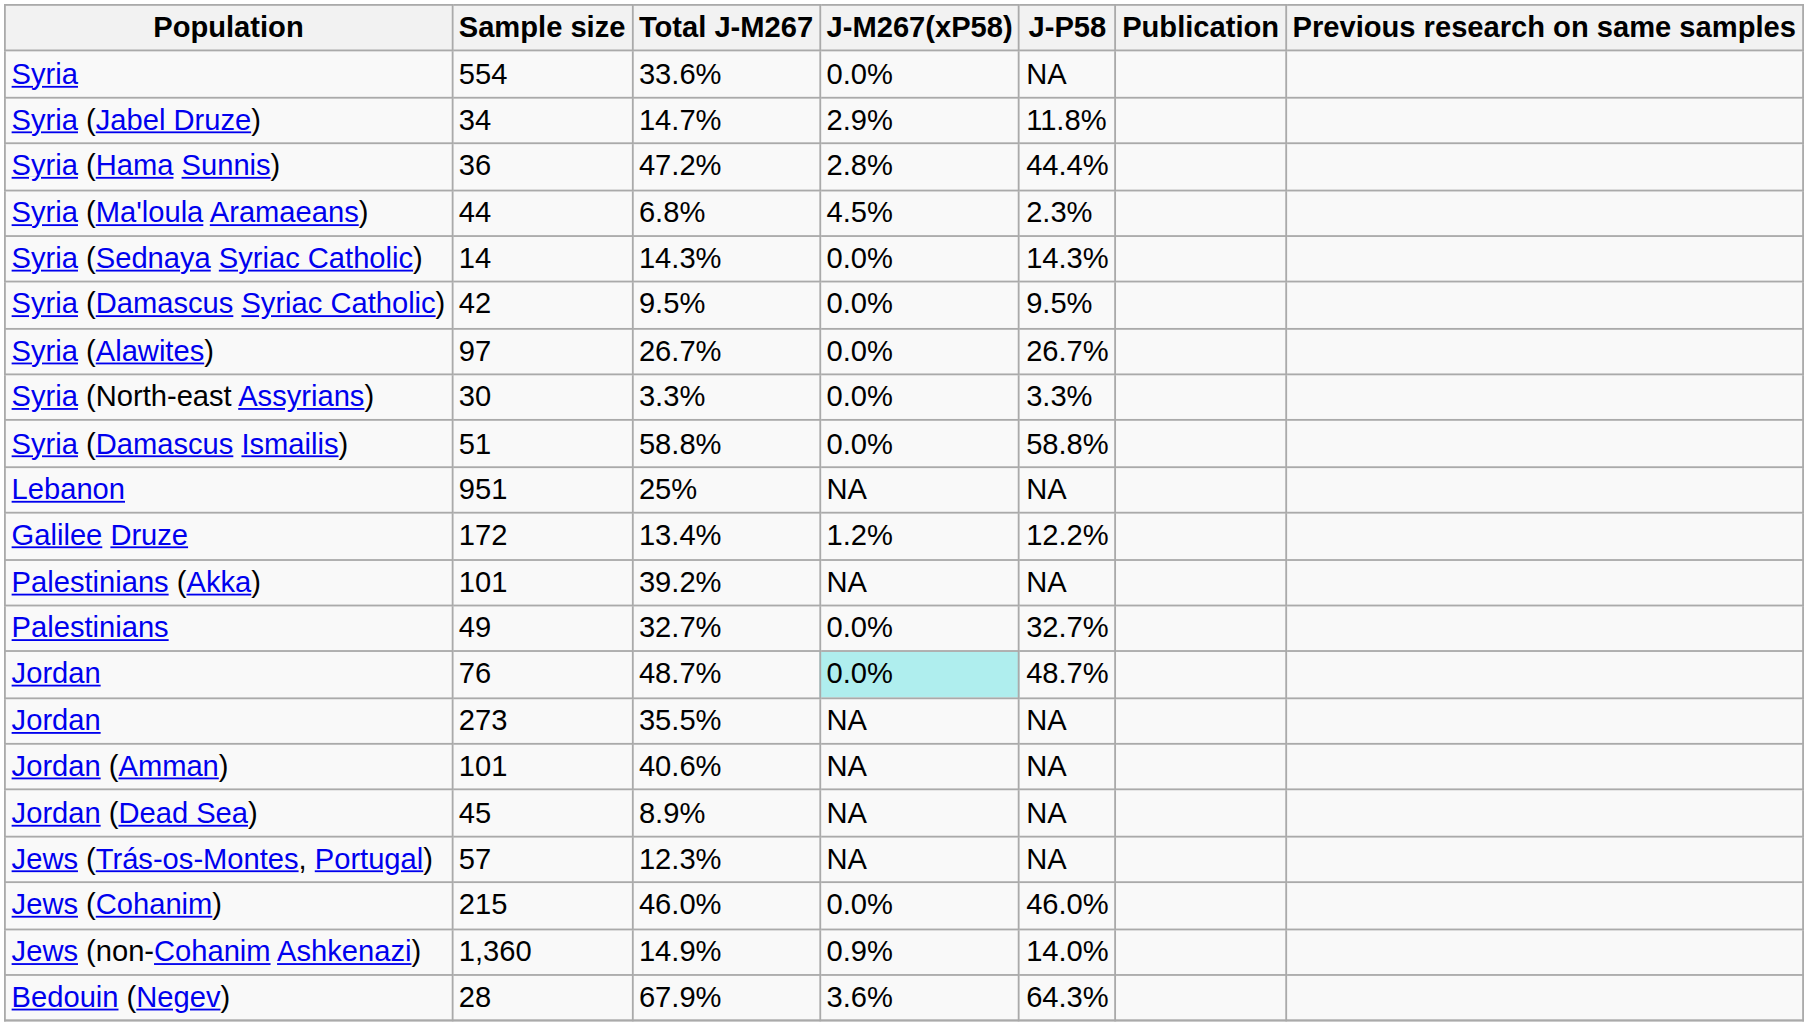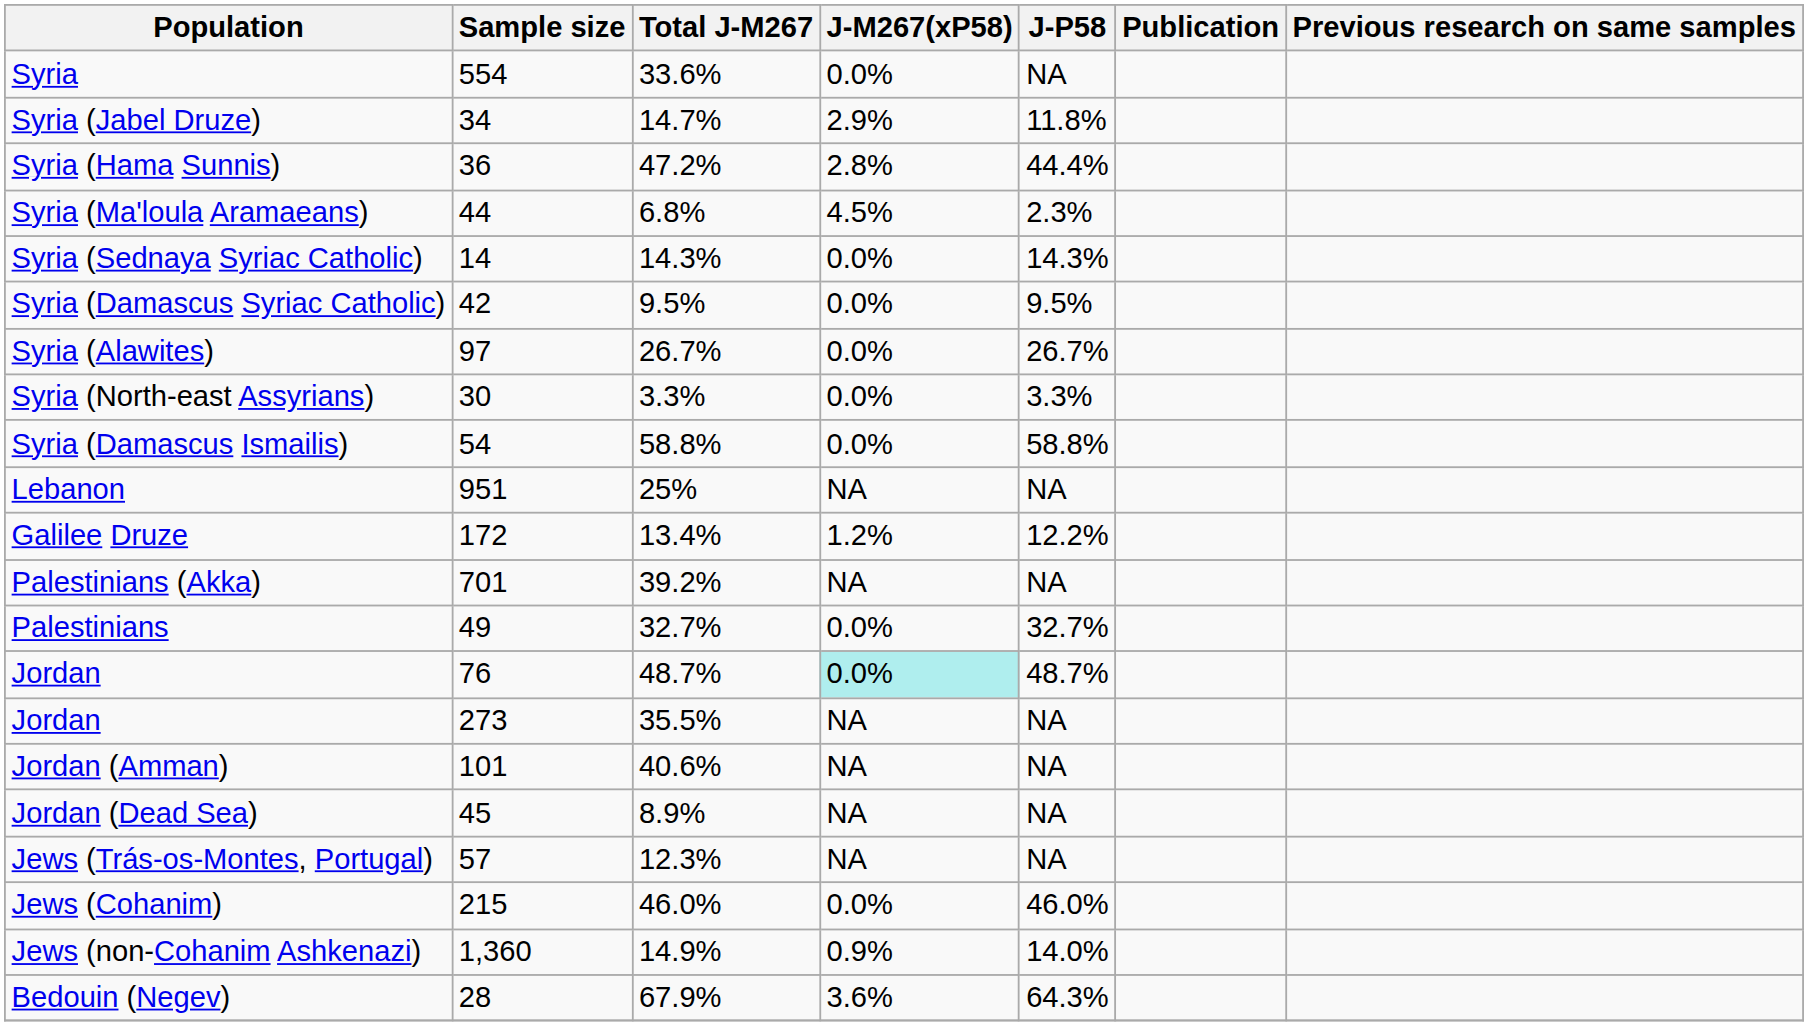(475, 443) 51 -> (475, 443) 54
(483, 581) 101 -> (483, 581) 701
